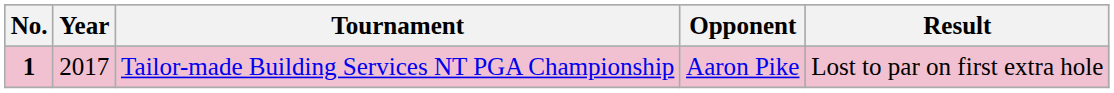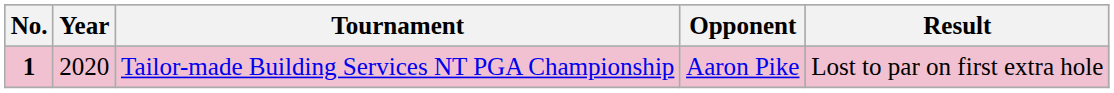(84, 66) 2017 -> (84, 66) 2020
